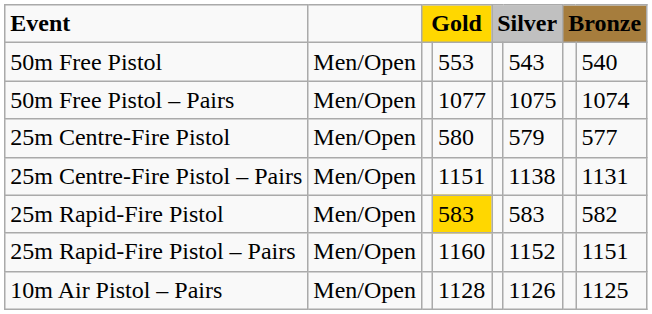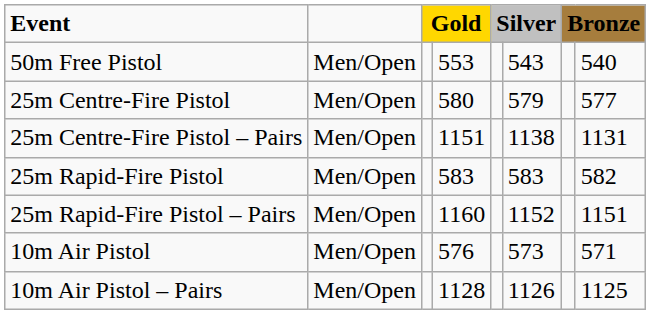- row: (122, 99)
(456, 213) gold background -> (456, 175) no background
+ row: (80, 251)
